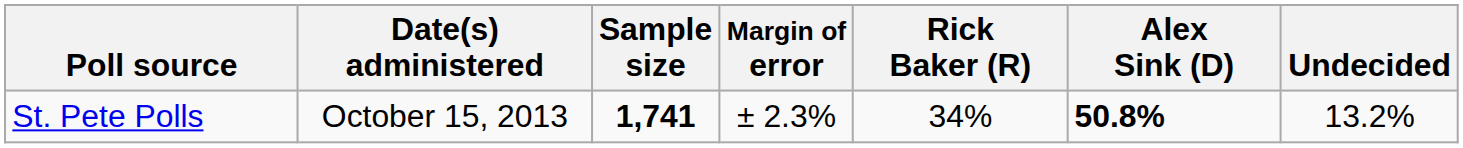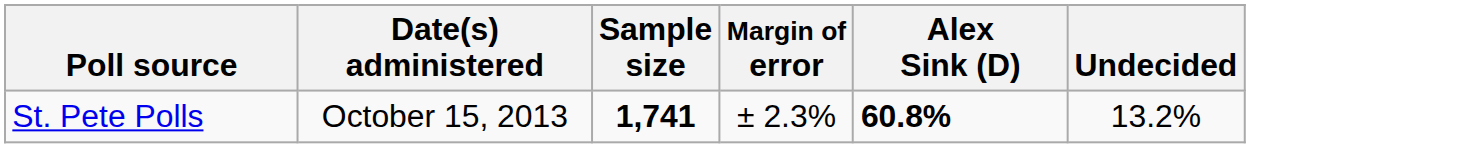- column: (960, 47)
(1120, 116) 50.8% -> (906, 116) 60.8%
